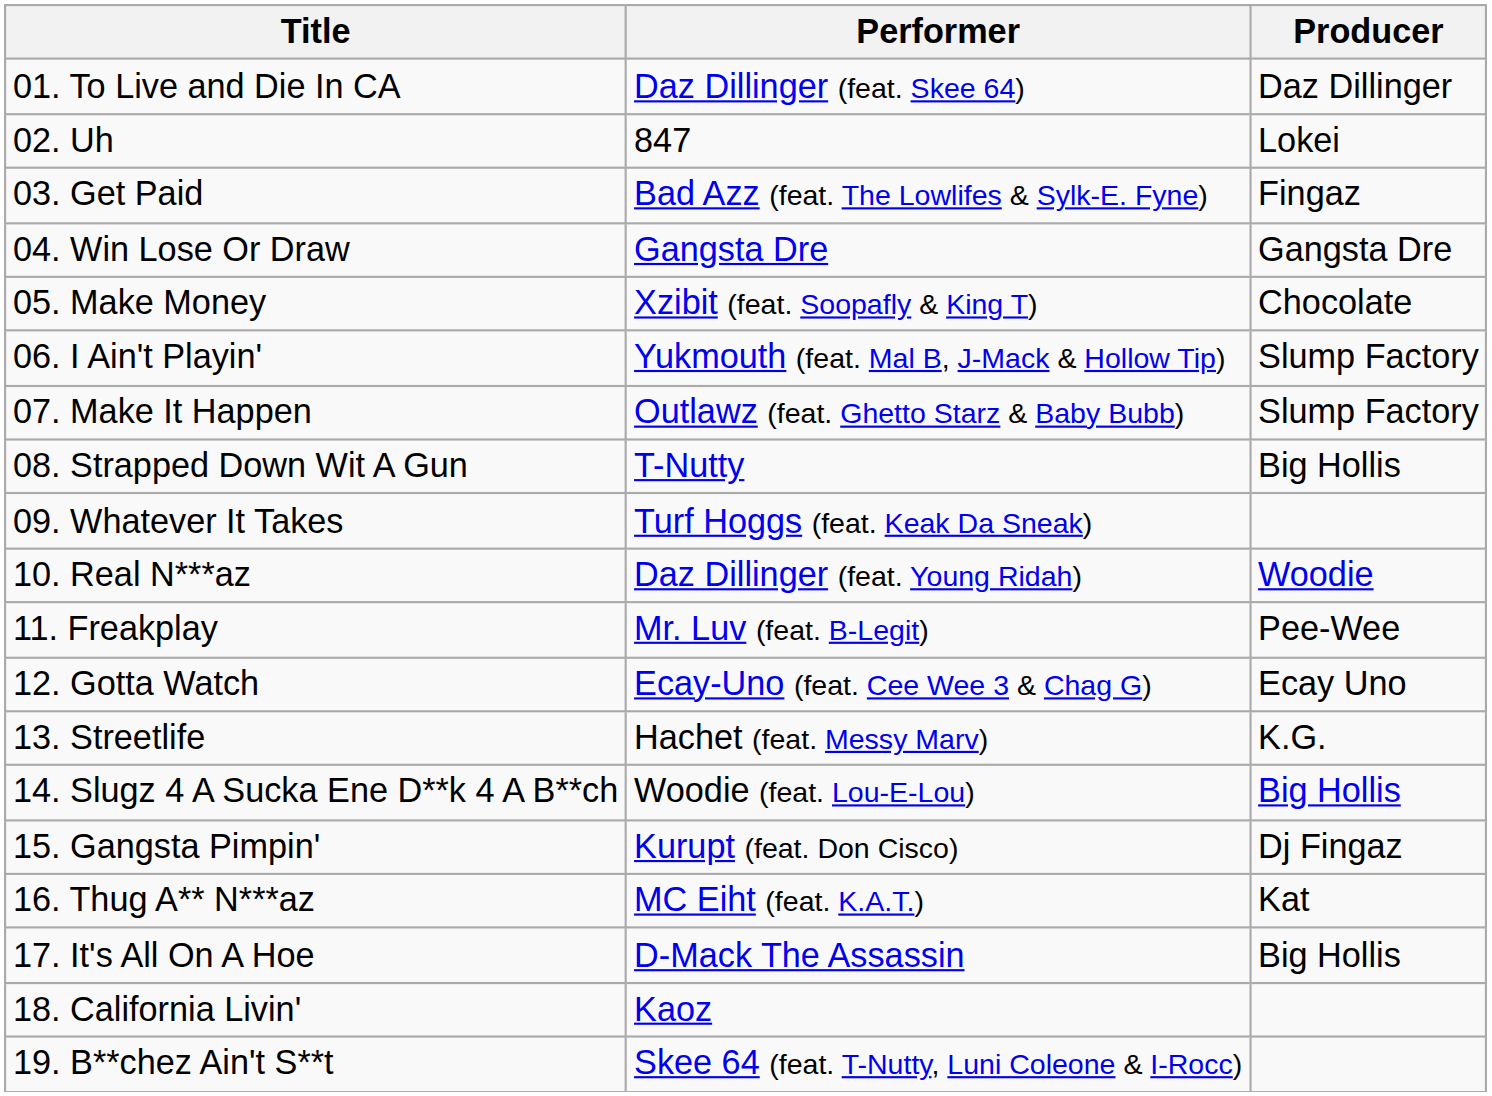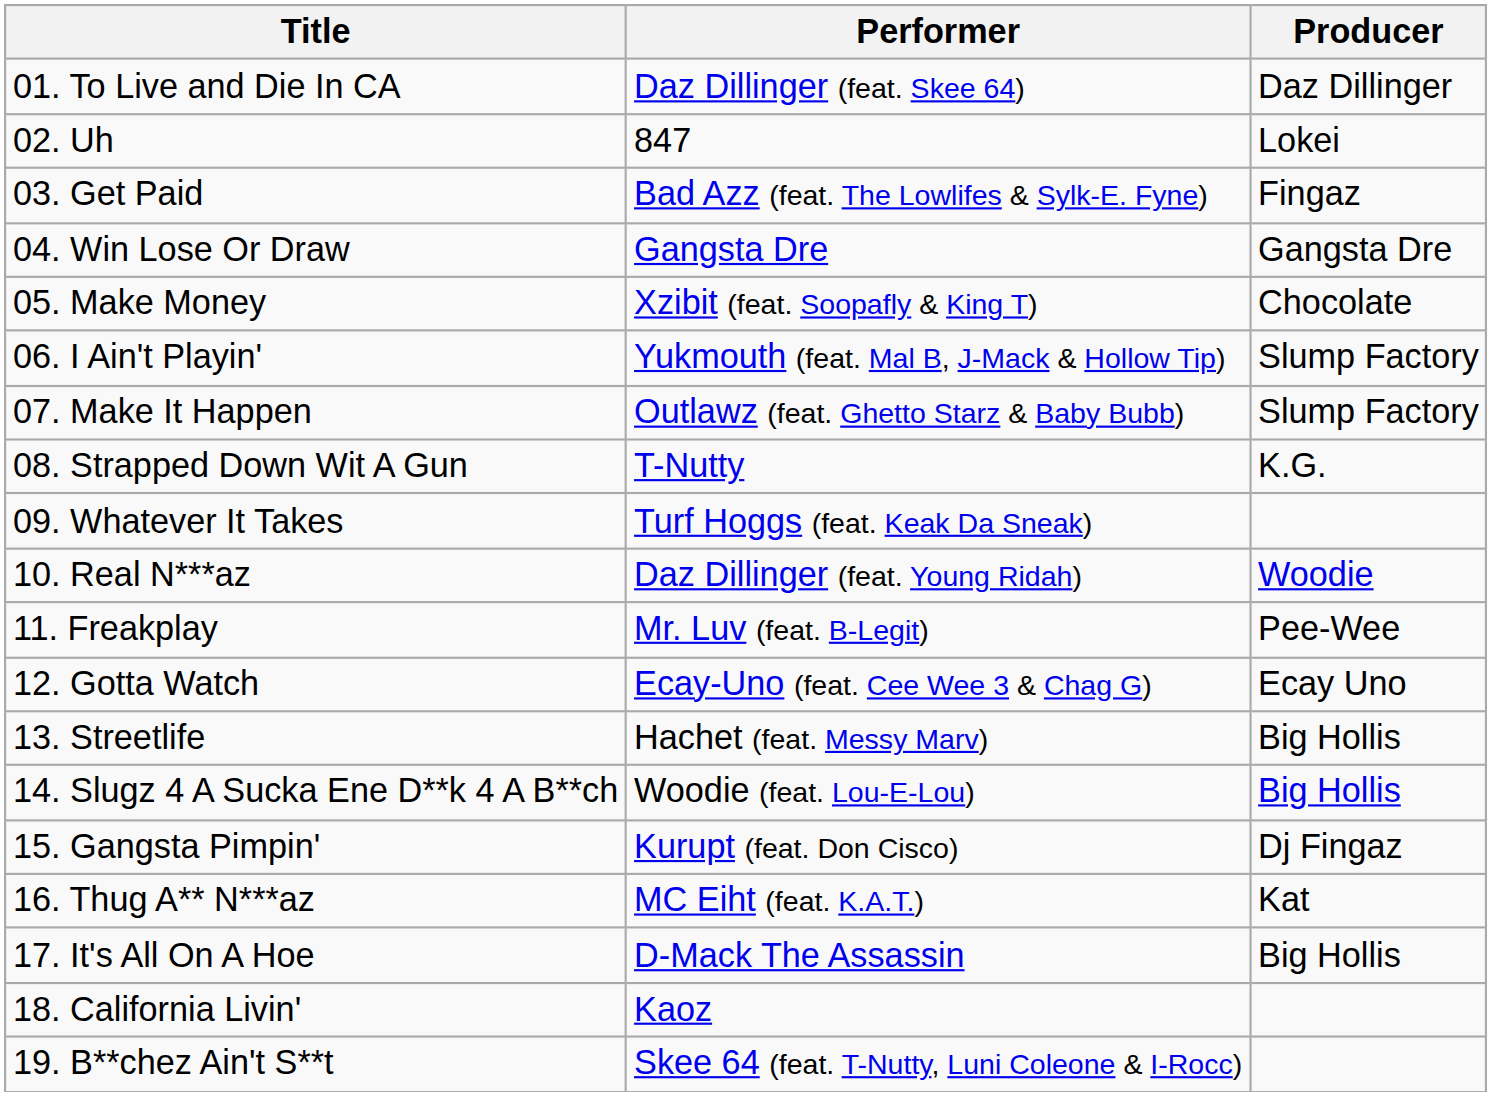(1329, 466) Big Hollis -> (1292, 466) K.G.
(1292, 737) K.G. -> (1329, 737) Big Hollis
